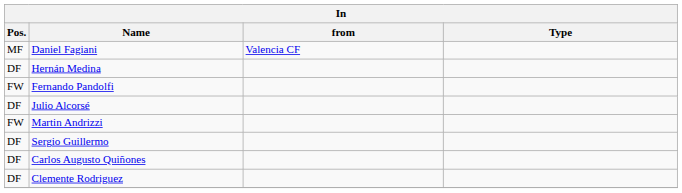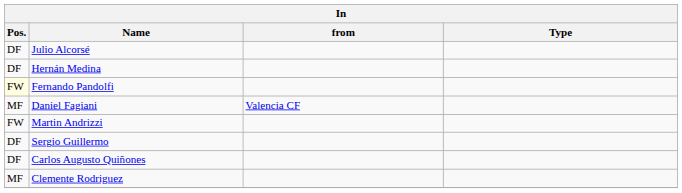rows swapped: (64, 50) <-> (61, 105)
(15, 87) no background -> (15, 87) lightyellow background
(14, 178) DF -> (15, 178) MF
